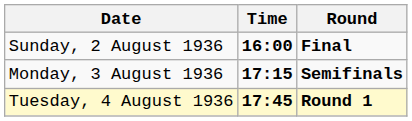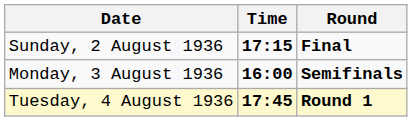(267, 46) 16:00 -> (267, 46) 17:15
(267, 74) 17:15 -> (267, 74) 16:00
